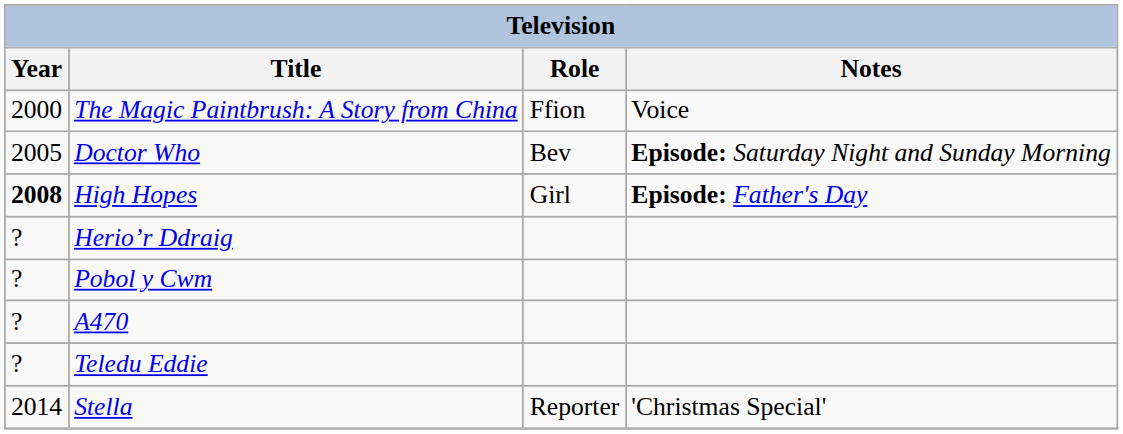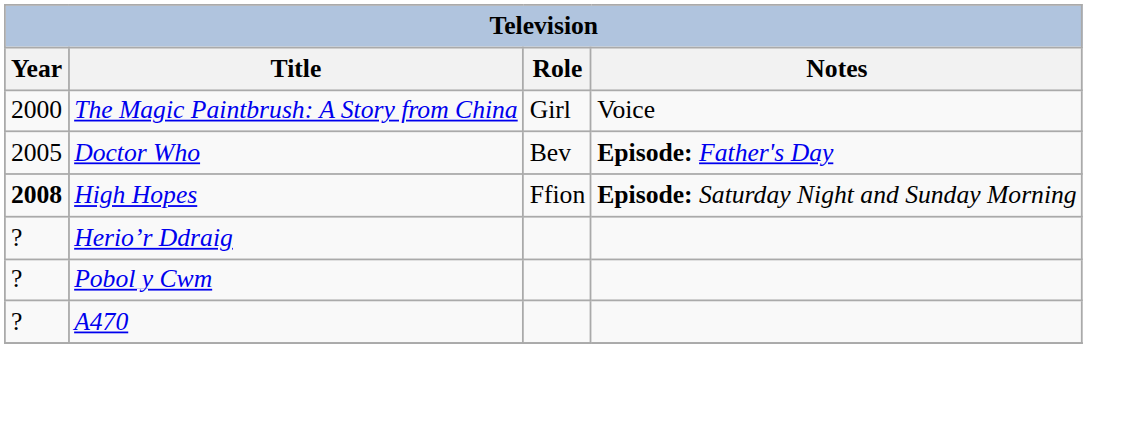(557, 110) Ffion -> (550, 110) Girl
(871, 152) Episode: Saturday Night and Sunday Morning -> (715, 152) Episode: Father's Day
(550, 195) Girl -> (557, 195) Ffion
(749, 195) Episode: Father's Day -> (837, 195) Episode: Saturday Night and Sunday Morning
- row: (141, 364)
- row: (103, 406)
